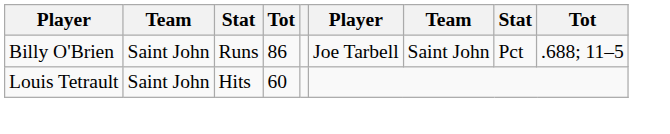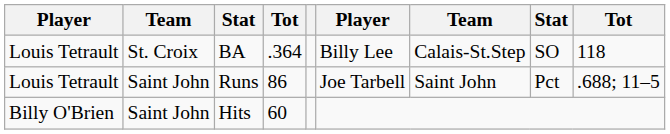+ row: (232, 50)
(62, 50) Billy O'Brien -> (64, 81) Louis Tetrault
(64, 81) Louis Tetrault -> (62, 112) Billy O'Brien
